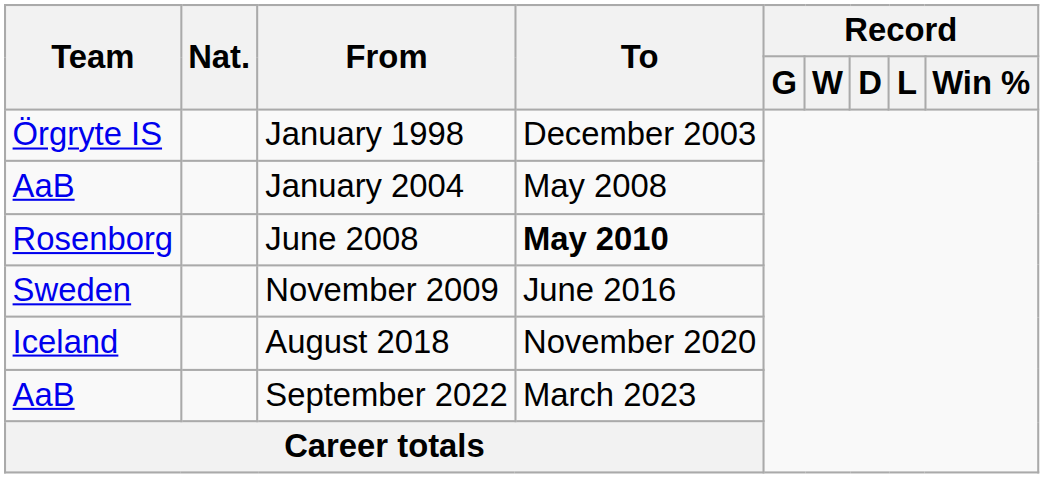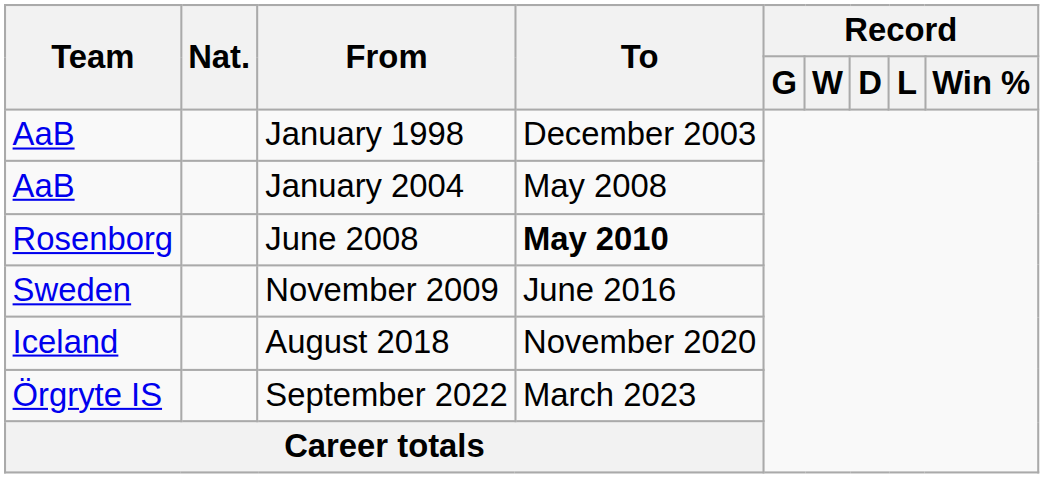(87, 134) Örgryte IS -> (44, 134) AaB
(44, 394) AaB -> (87, 394) Örgryte IS
